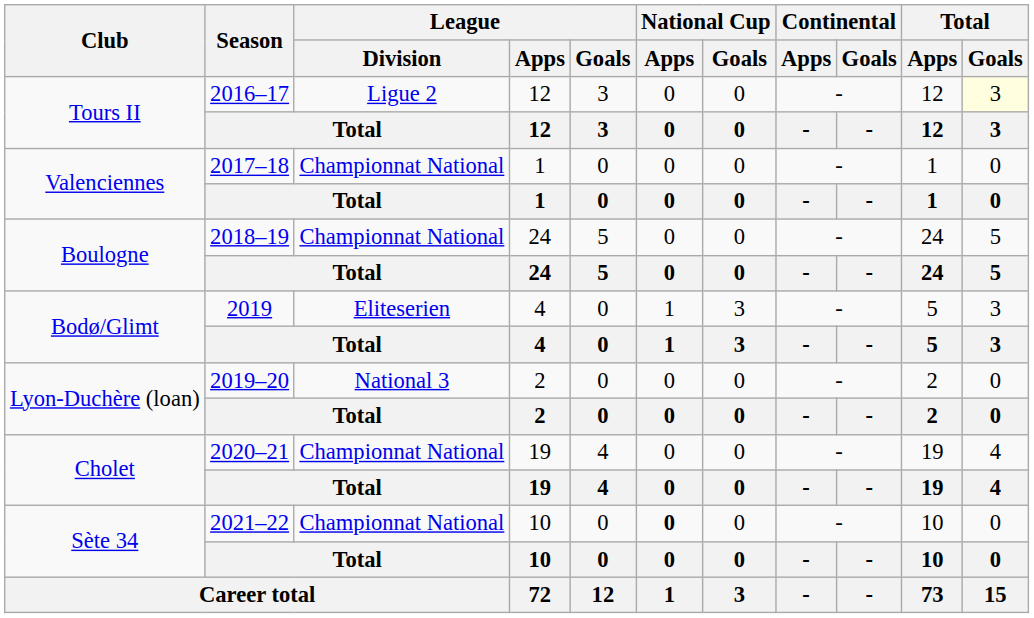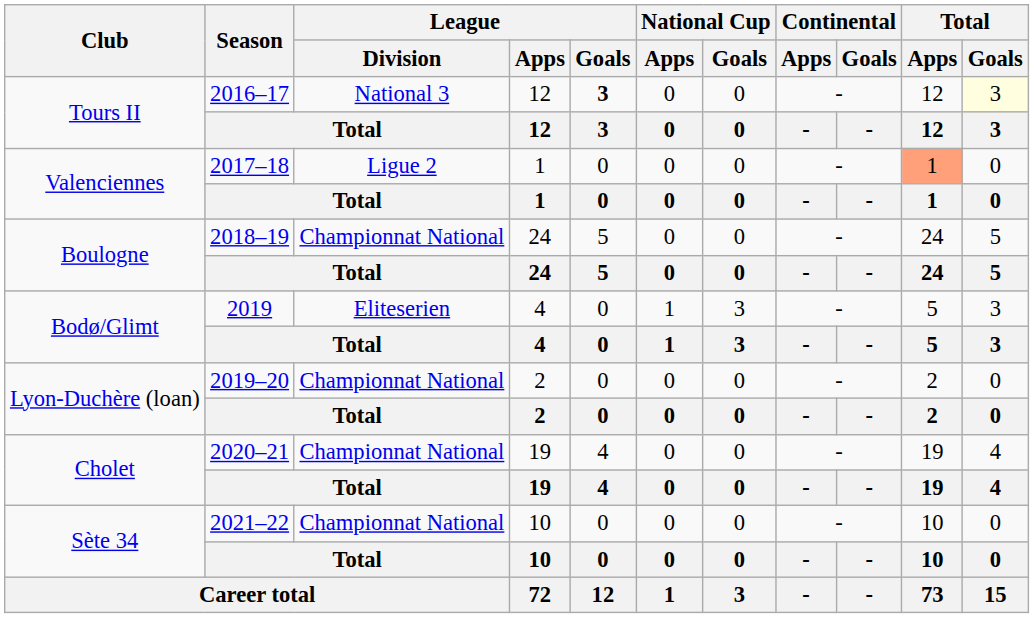(402, 93) Ligue 2 -> (402, 93) National 3
(603, 93) normal -> (603, 93) bold
(402, 165) Championnat National -> (402, 165) Ligue 2
(932, 165) no background -> (932, 165) lightsalmon background
(402, 380) National 3 -> (402, 380) Championnat National
(669, 523) bold -> (669, 523) normal
